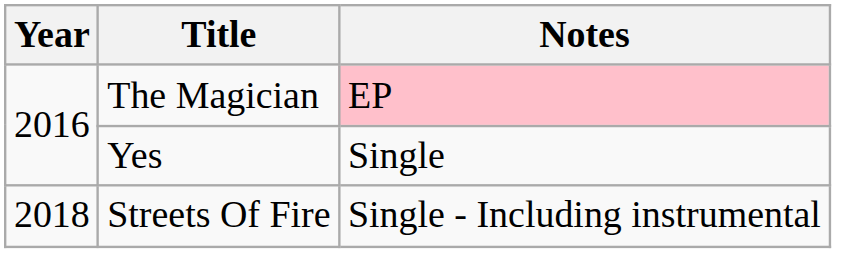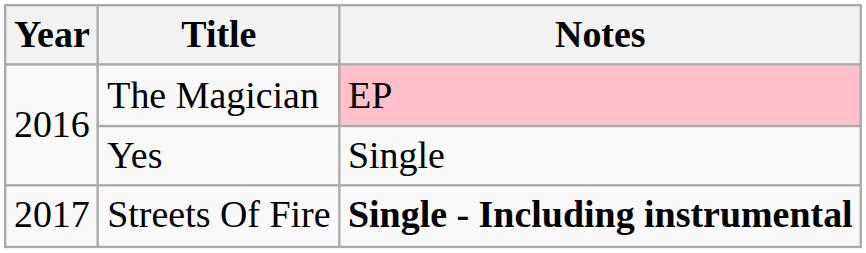(52, 214) 2018 -> (52, 214) 2017
(584, 214) normal -> (600, 214) bold
